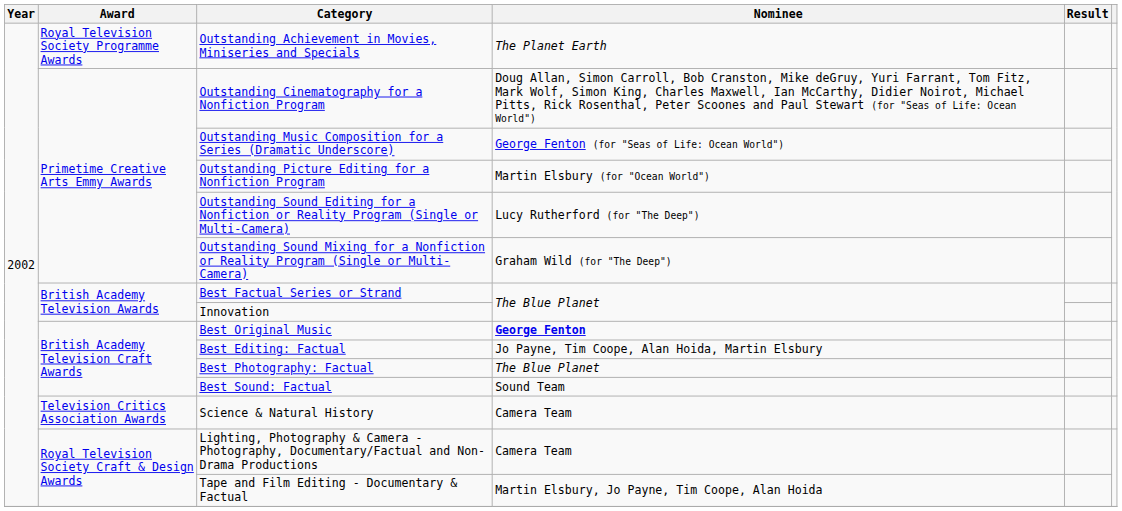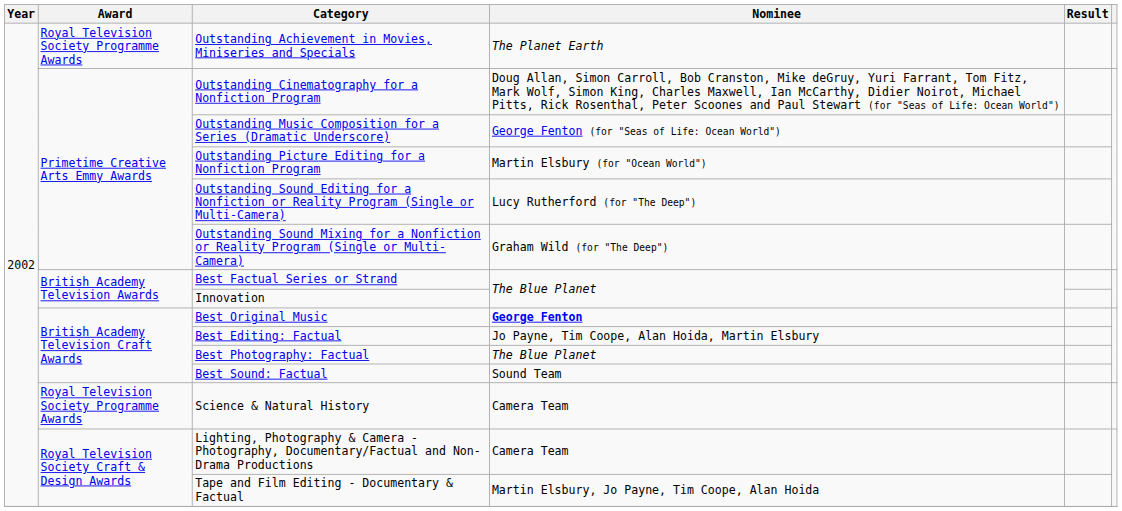(103, 413) Television Critics Association Awards -> (100, 406) Royal Television Society Programme Awards
